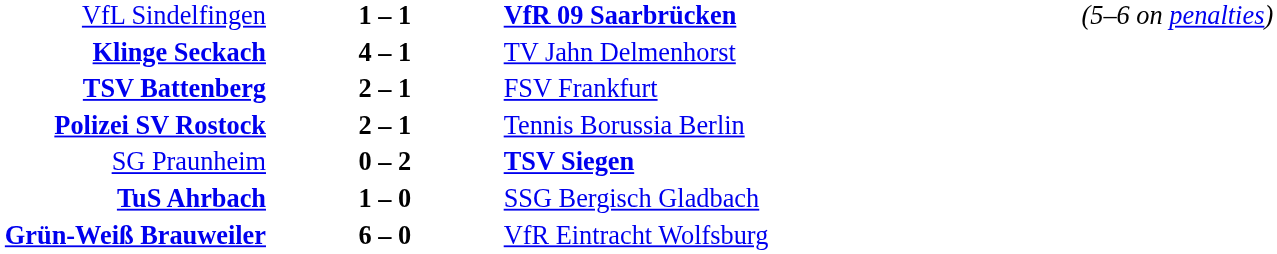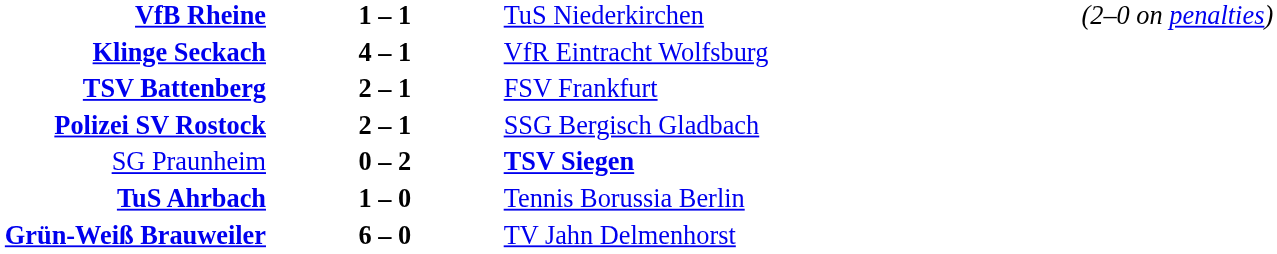+ row: (201, 15)
- row: (174, 15)
(620, 51) TV Jahn Delmenhorst -> (636, 51) VfR Eintracht Wolfsburg
(624, 125) Tennis Borussia Berlin -> (631, 125) SSG Bergisch Gladbach
(631, 198) SSG Bergisch Gladbach -> (624, 198) Tennis Borussia Berlin
(636, 234) VfR Eintracht Wolfsburg -> (620, 234) TV Jahn Delmenhorst
